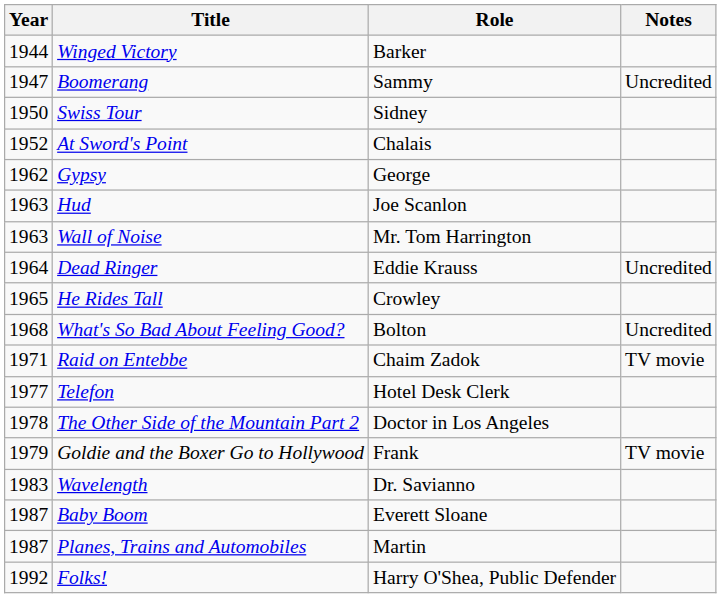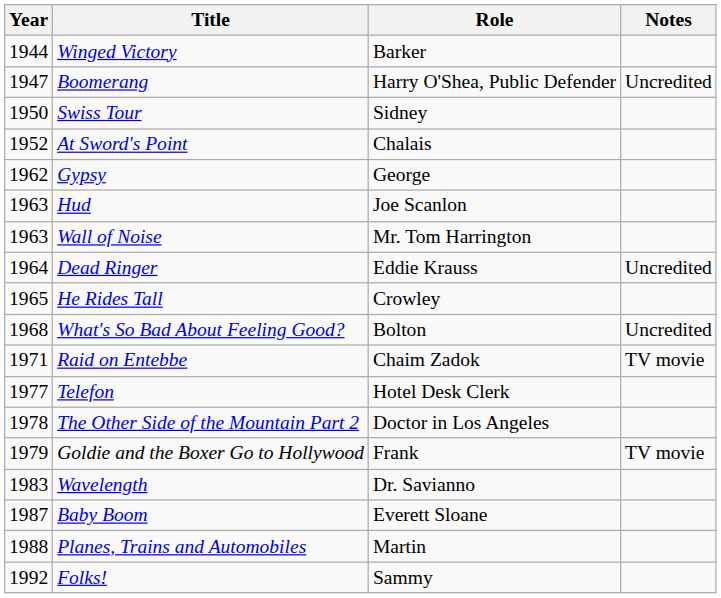(403, 81) Sammy -> (495, 81) Harry O'Shea, Public Defender
(29, 546) 1987 -> (29, 546) 1988
(495, 577) Harry O'Shea, Public Defender -> (403, 577) Sammy
